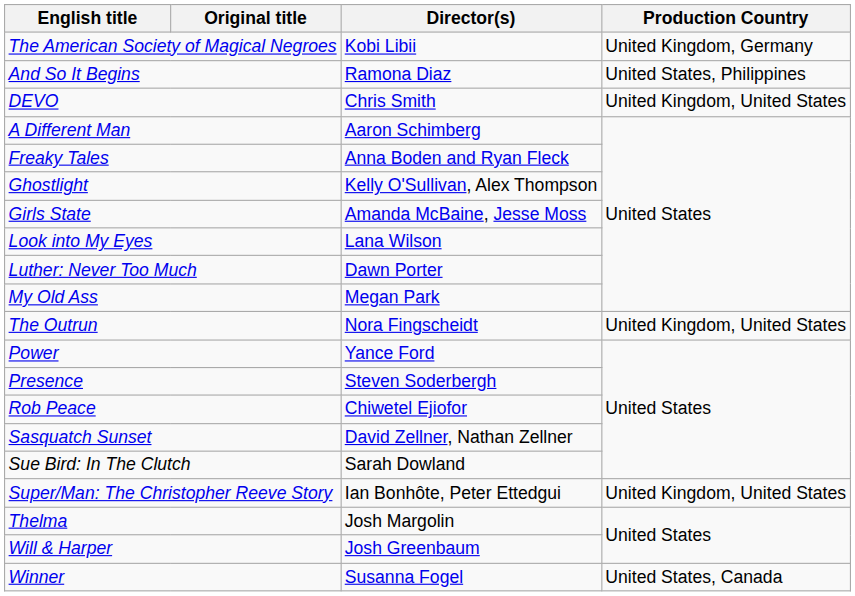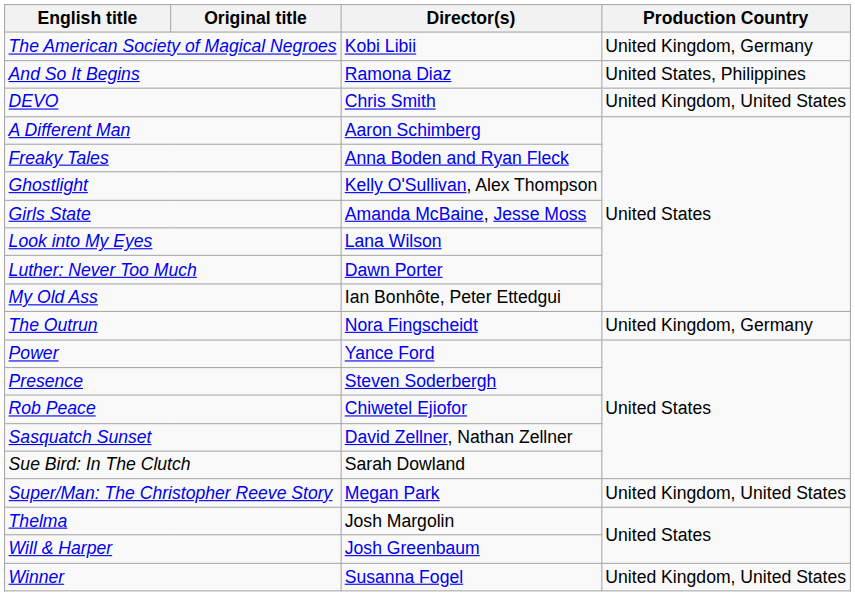(392, 297) Megan Park -> (453, 297) Ian Bonhôte, Peter Ettedgui
(726, 325) United Kingdom, United States -> (709, 325) United Kingdom, Germany
(453, 492) Ian Bonhôte, Peter Ettedgui -> (392, 492) Megan Park
(694, 576) United States, Canada -> (726, 576) United Kingdom, United States
